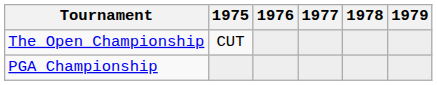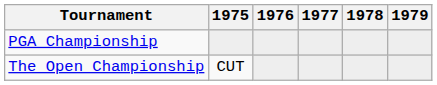rows swapped: (106, 43) <-> (83, 68)
